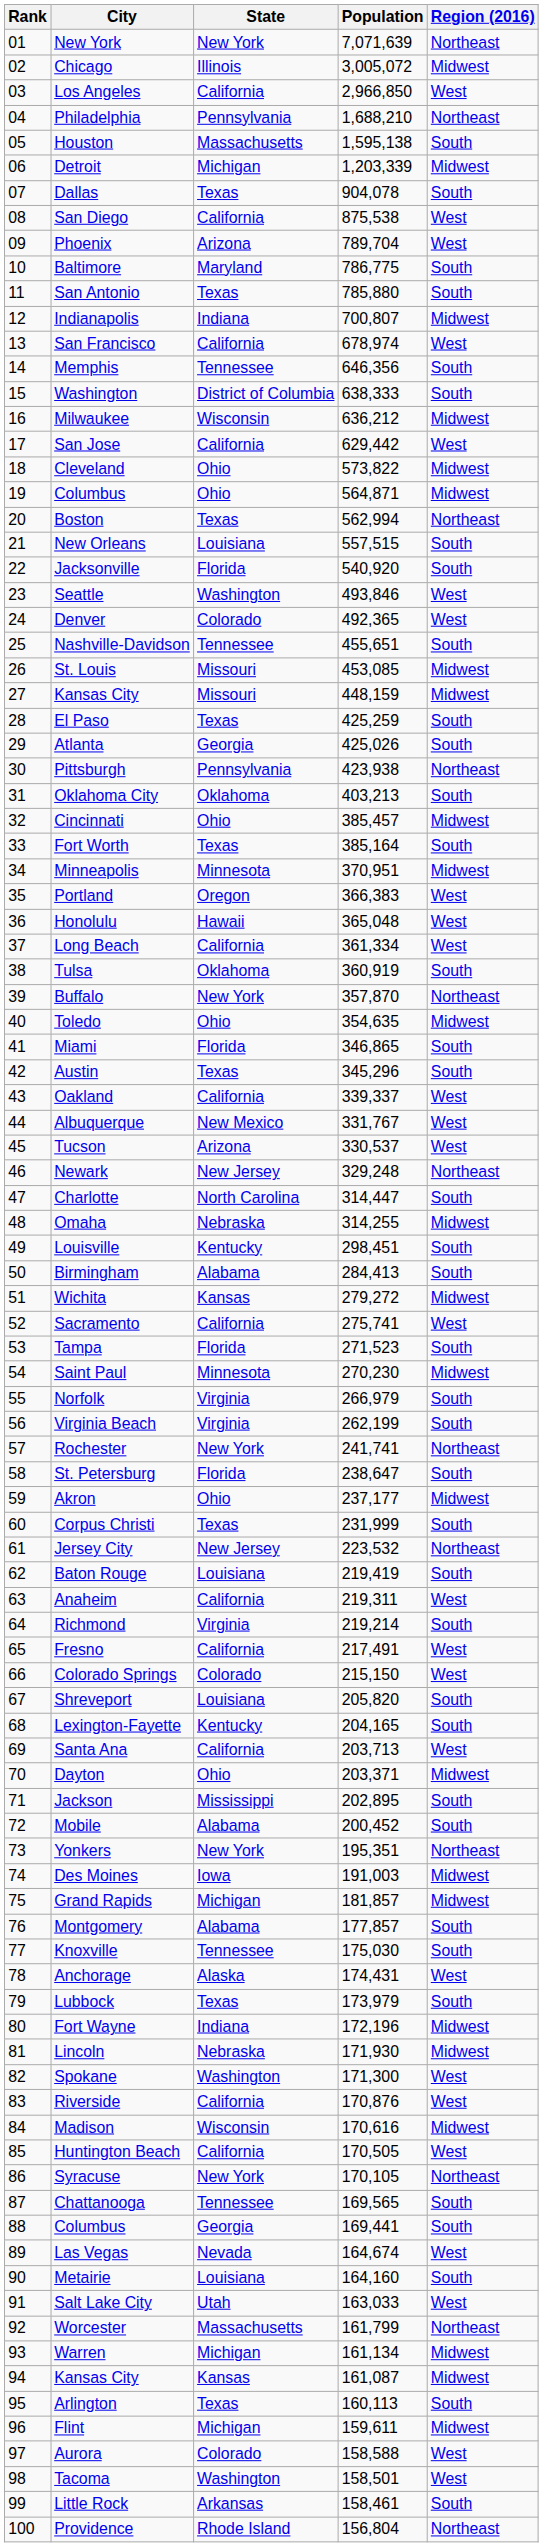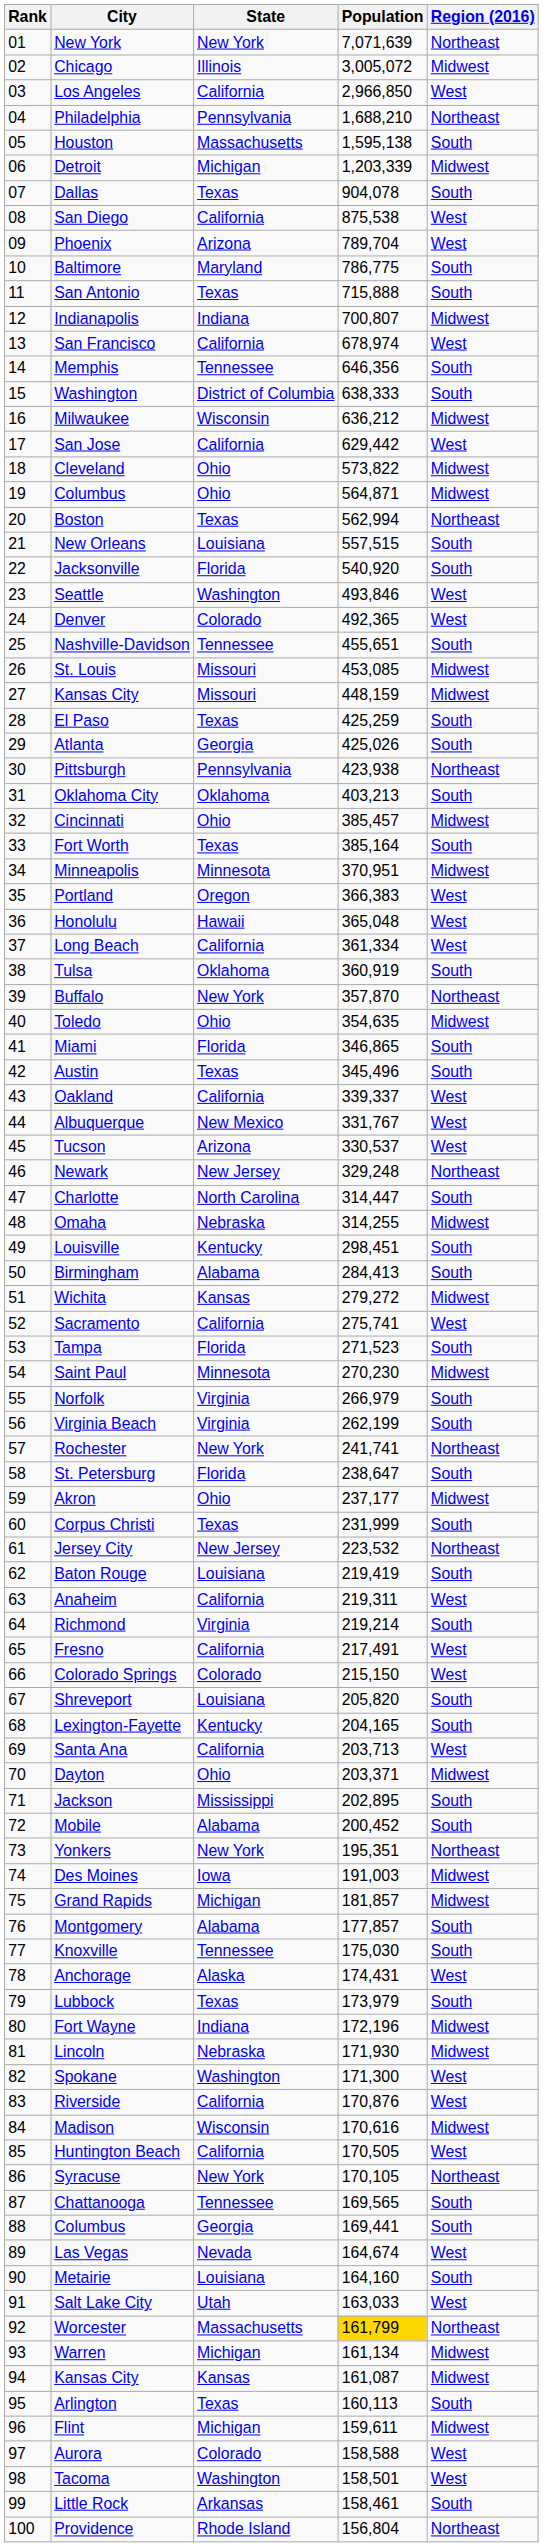(370, 293) 785,880 -> (370, 293) 715,888
(370, 1072) 345,296 -> (370, 1072) 345,496
(370, 2328) no background -> (370, 2328) gold background
